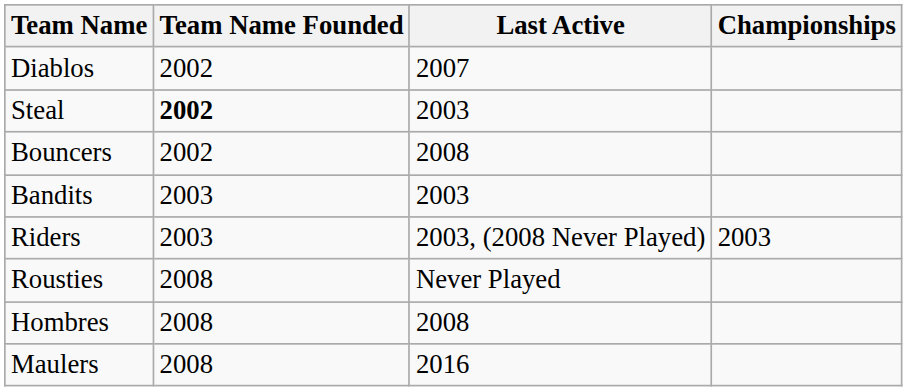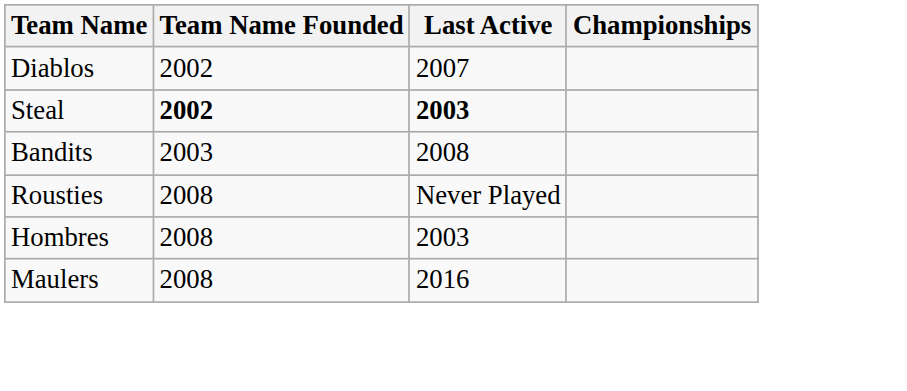(443, 110) normal -> (443, 110) bold
- row: (61, 152)
(443, 195) 2003 -> (443, 152) 2008
- row: (46, 237)
(443, 322) 2008 -> (443, 237) 2003
